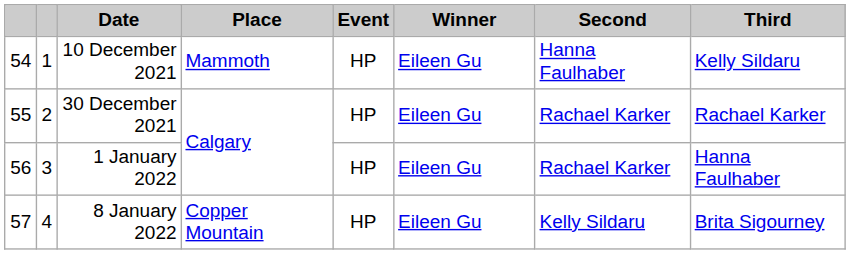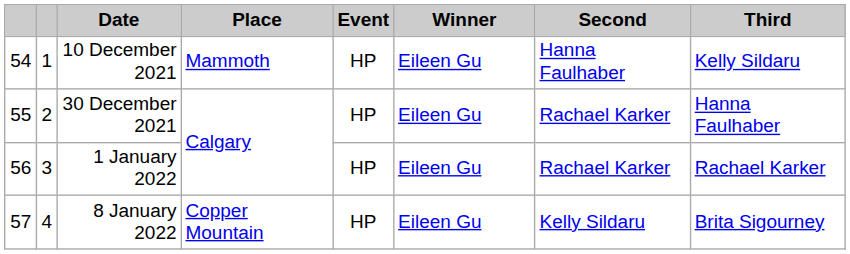(760, 114) Rachael Karker -> (737, 114) Hanna Faulhaber
(737, 168) Hanna Faulhaber -> (760, 168) Rachael Karker
